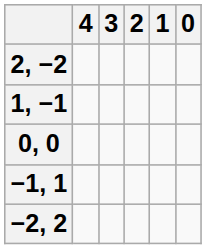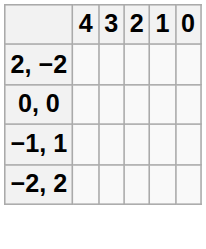- row: (39, 104)
